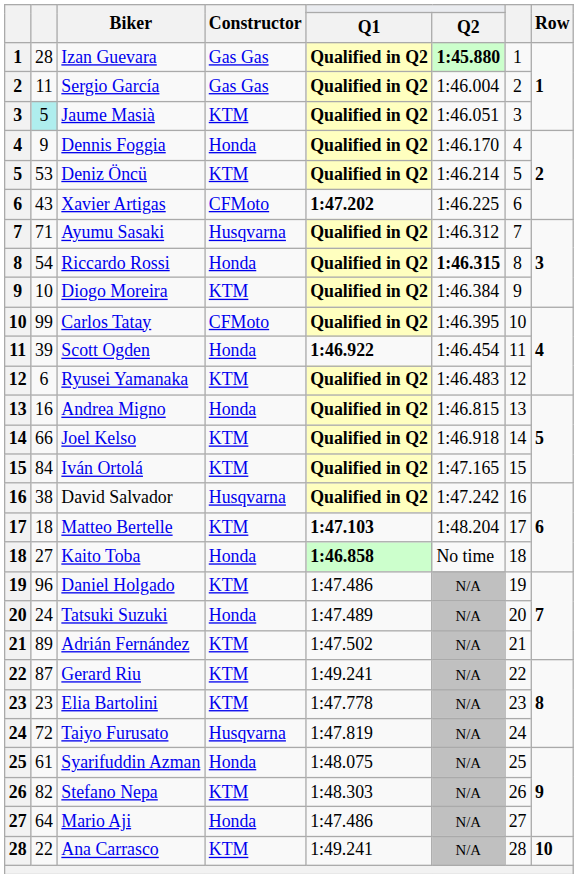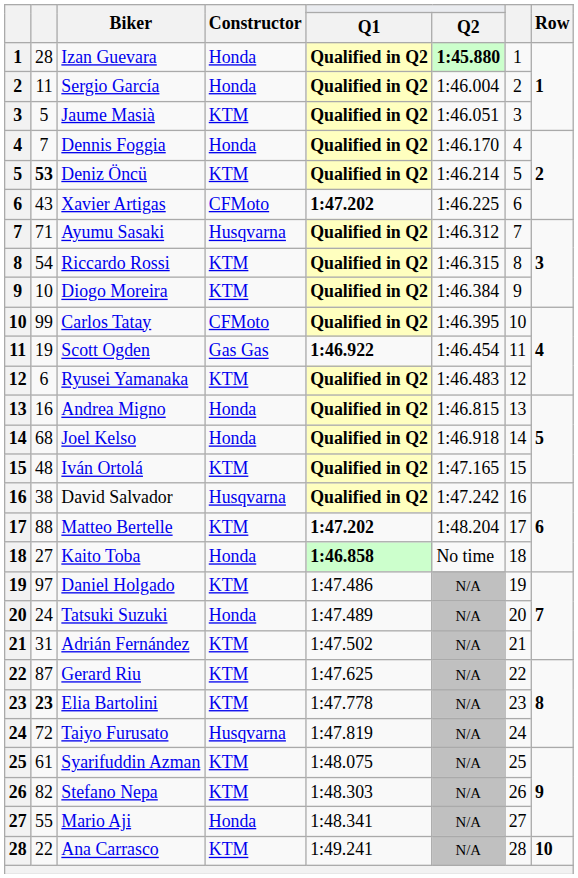(239, 56) Gas Gas -> (233, 56) Honda
(239, 86) Gas Gas -> (233, 86) Honda
(44, 115) paleturquoise background -> (44, 115) no background
(44, 144) 9 -> (44, 144) 7
(44, 174) normal -> (44, 174) bold
(233, 262) Honda -> (229, 262) KTM
(468, 262) bold -> (468, 262) normal
(44, 350) 39 -> (44, 350) 19
(233, 350) Honda -> (239, 350) Gas Gas
(44, 438) 66 -> (44, 438) 68
(229, 438) KTM -> (233, 438) Honda
(44, 468) 84 -> (44, 468) 48
(44, 526) 18 -> (44, 526) 88
(342, 526) 1:47.103 -> (342, 526) 1:47.202
(44, 585) 96 -> (44, 585) 97
(44, 644) 89 -> (44, 644) 31
(342, 673) 1:49.241 -> (342, 673) 1:47.625
(44, 703) normal -> (44, 703) bold
(233, 762) Honda -> (229, 762) KTM
(44, 820) 64 -> (44, 820) 55
(342, 820) 1:47.486 -> (342, 820) 1:48.341
